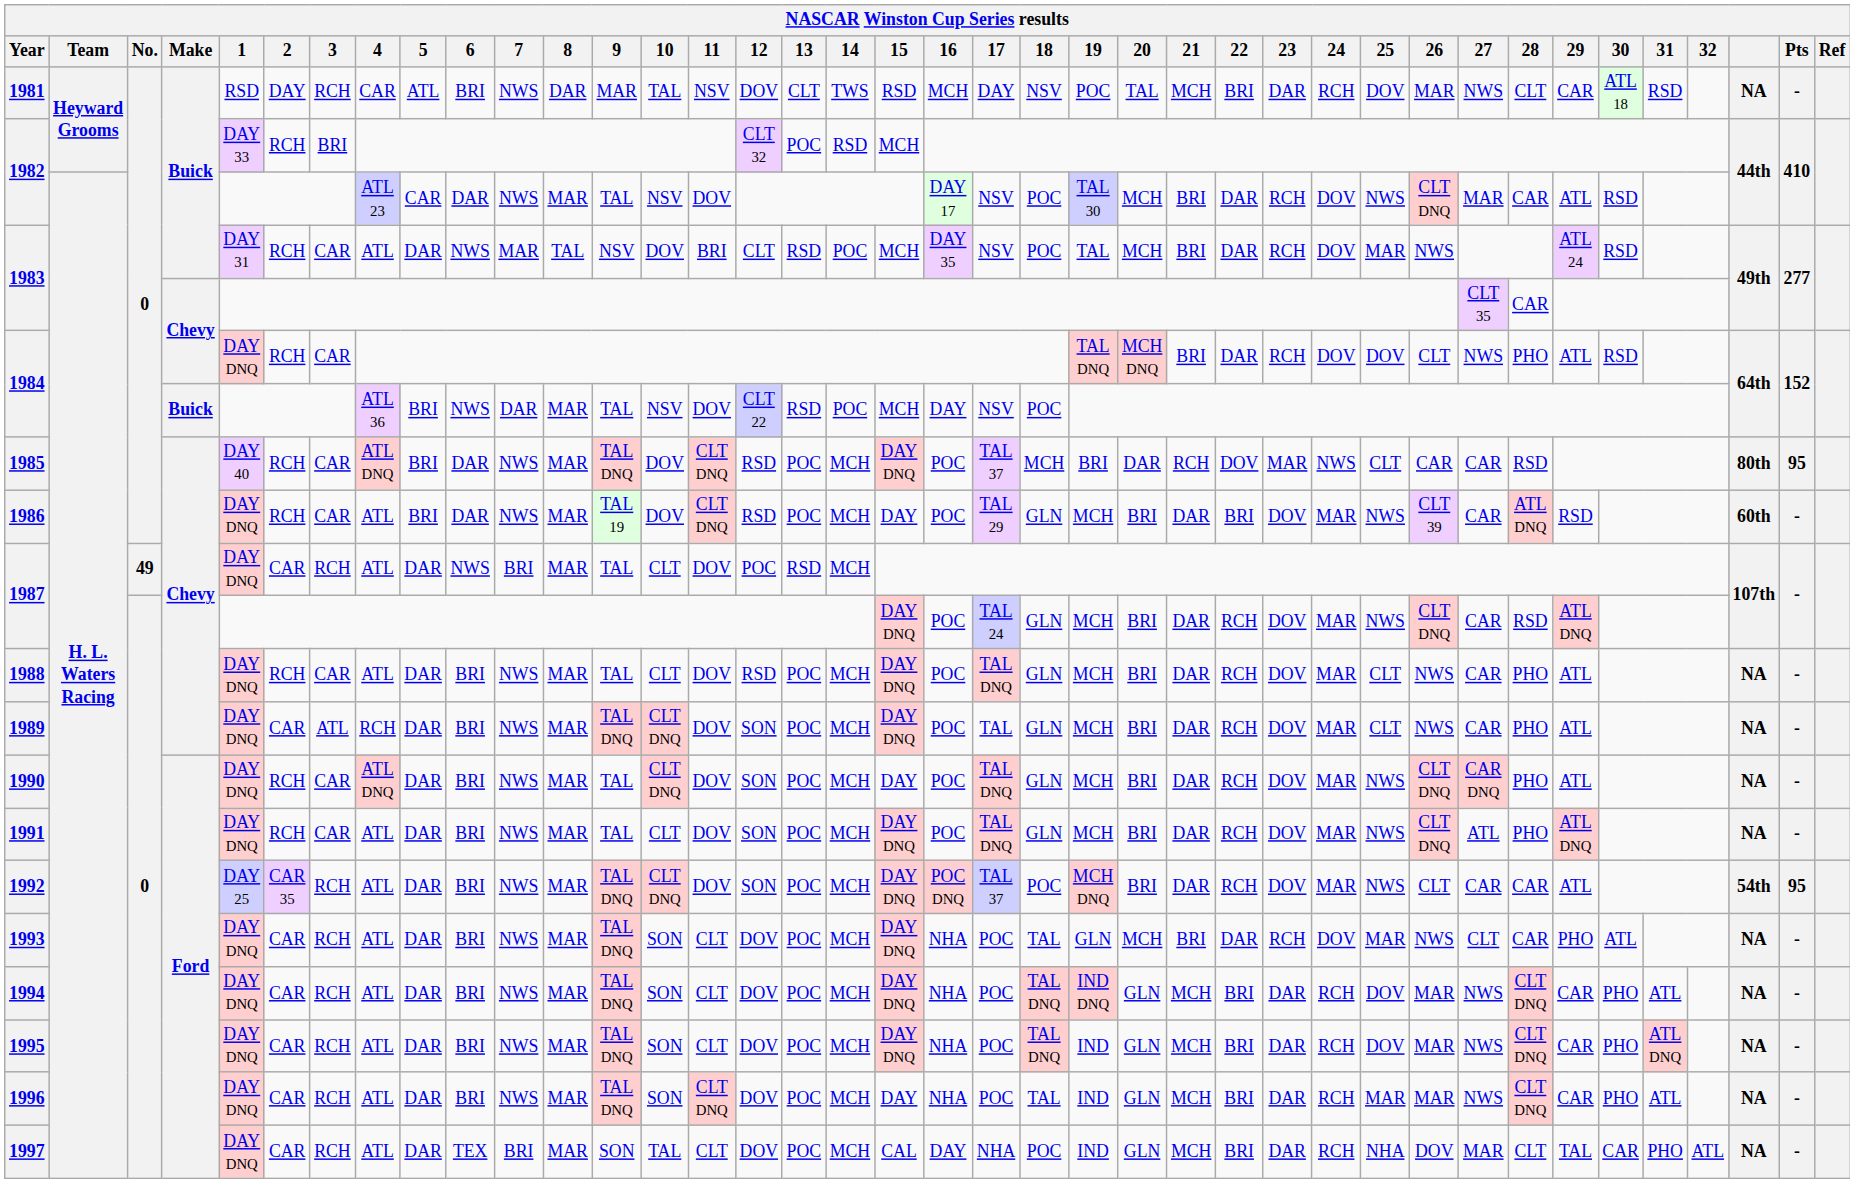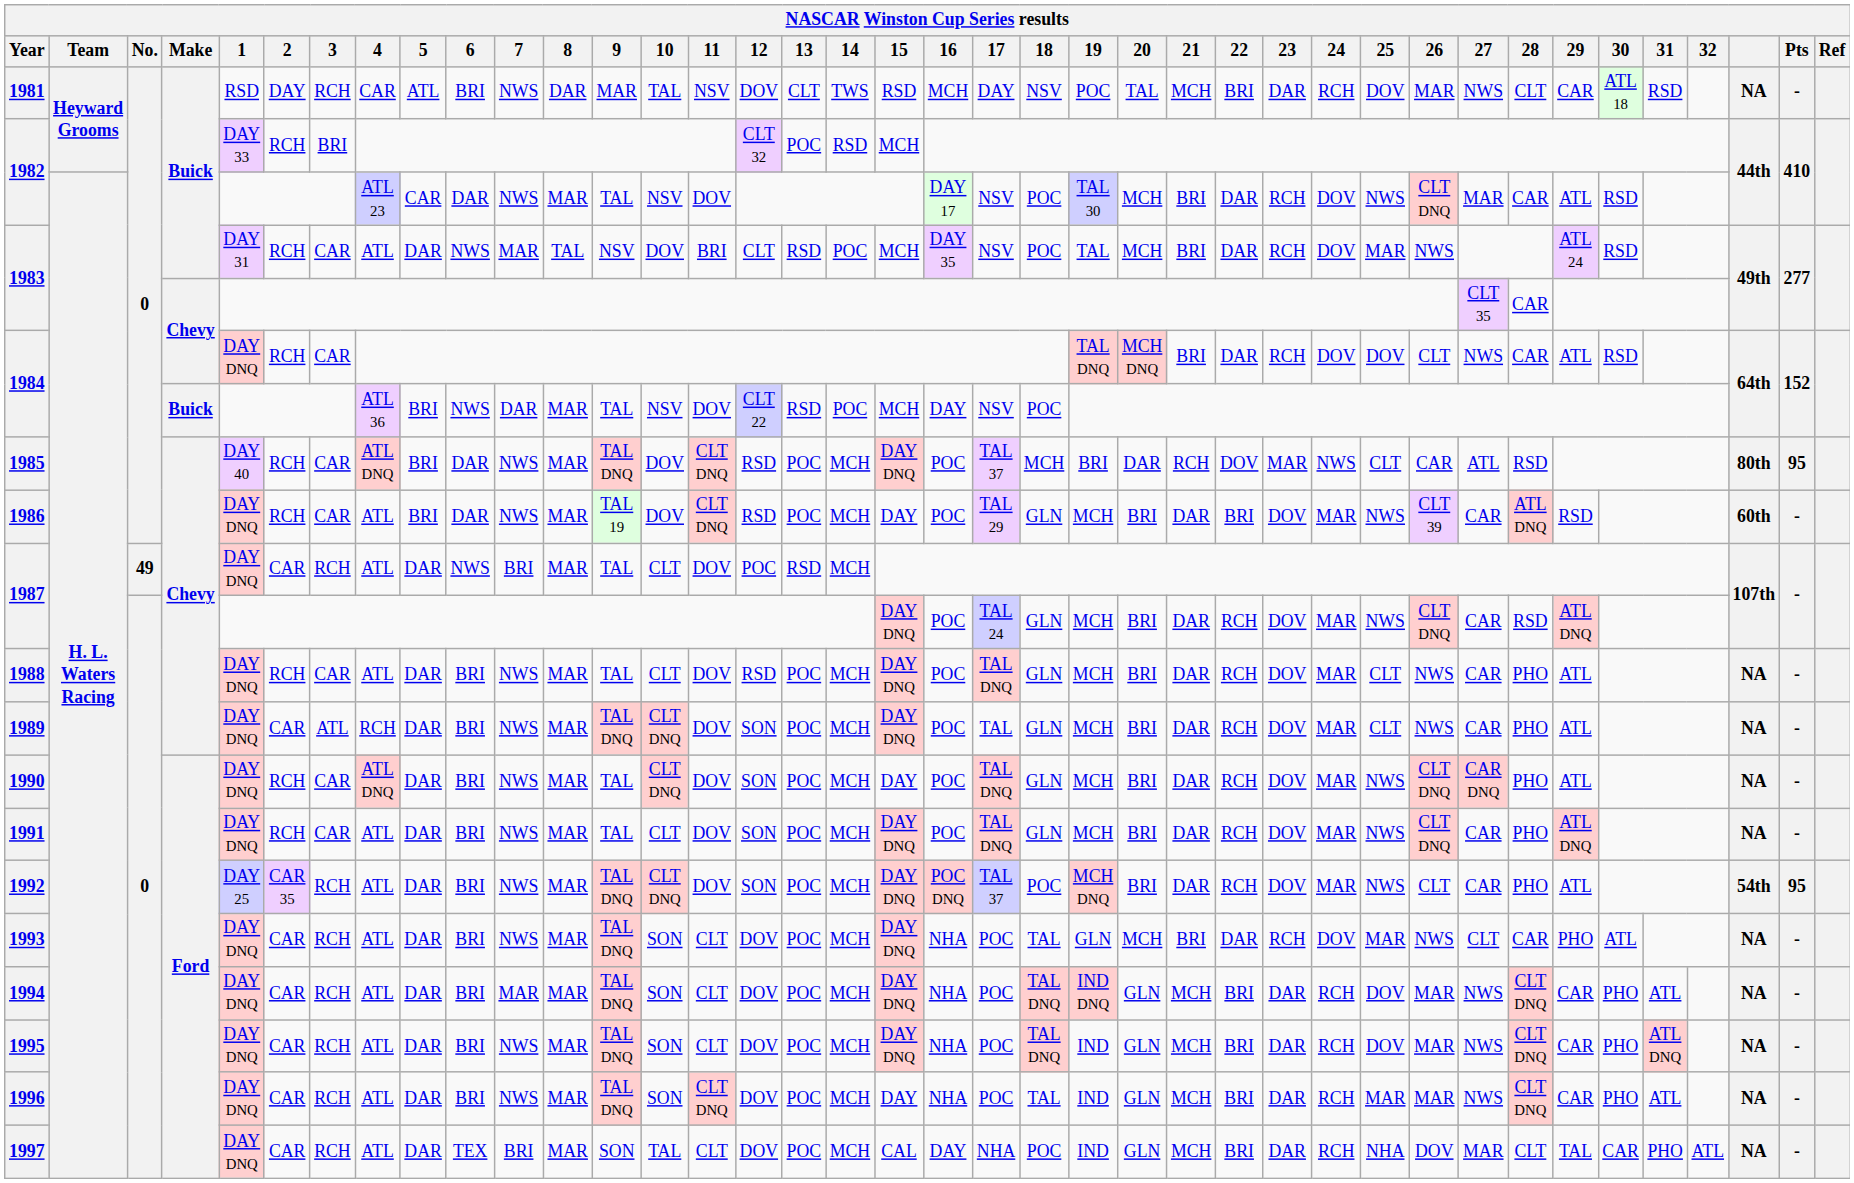(1530, 357) PHO -> (1530, 357) CAR
(1483, 463) CAR -> (1483, 463) ATL
(1483, 833) ATL -> (1483, 833) CAR
(1530, 886) CAR -> (1530, 886) PHO
(519, 992) NWS -> (519, 992) MAR
